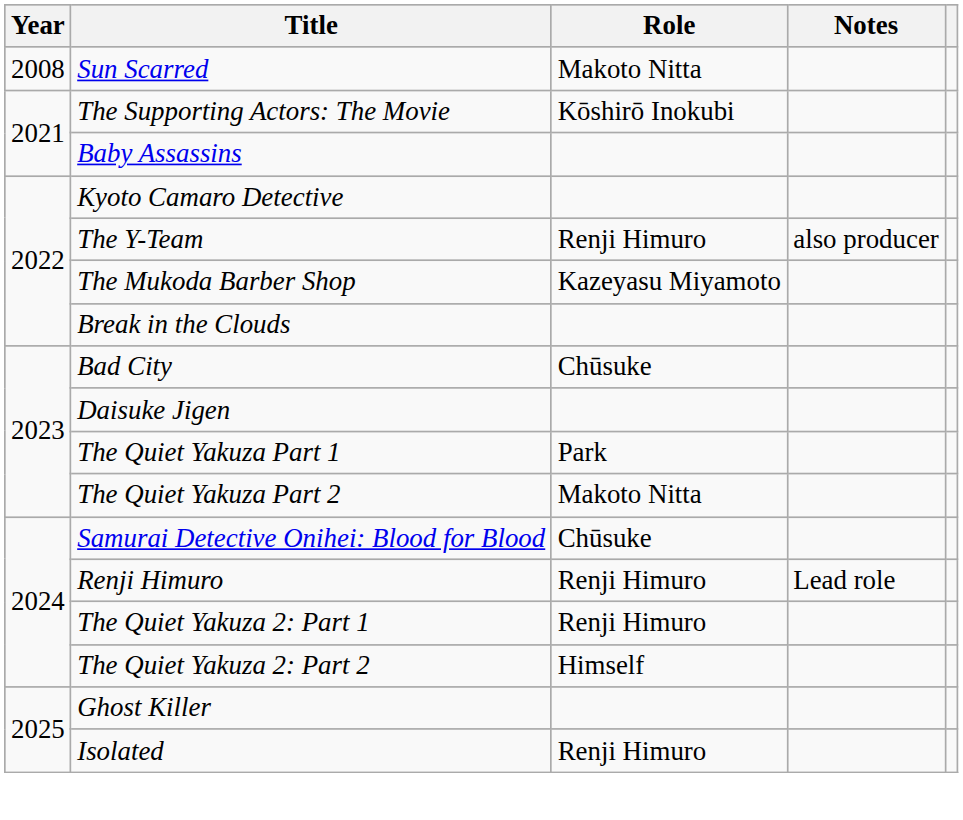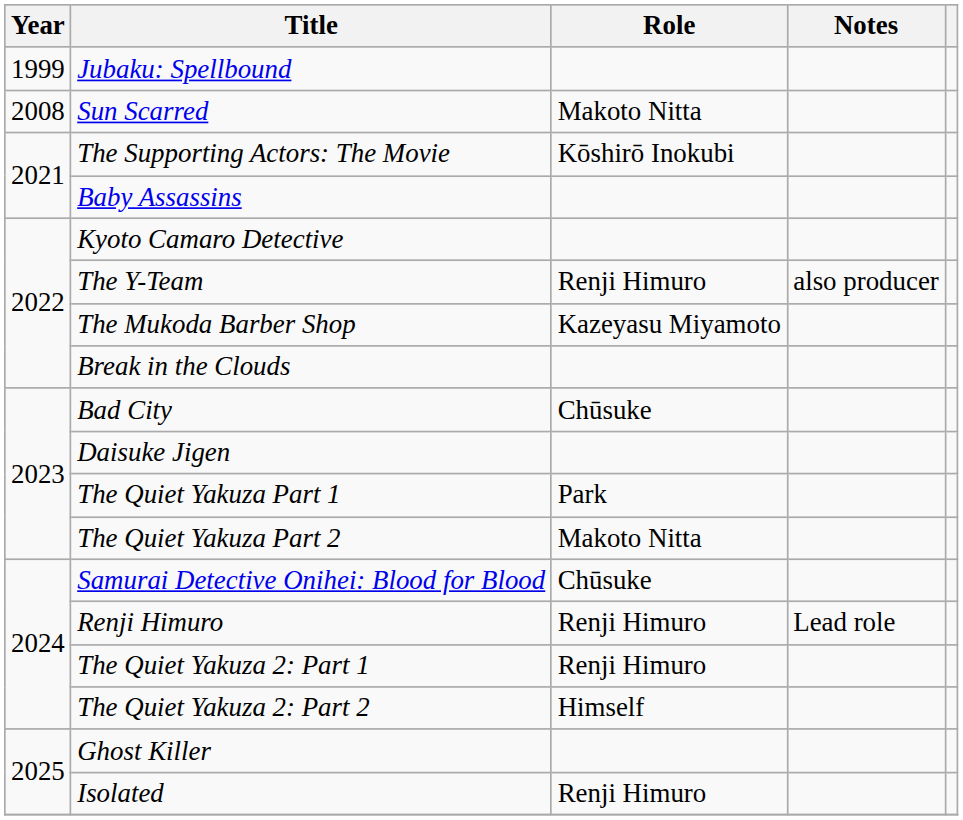+ row: (184, 68)
